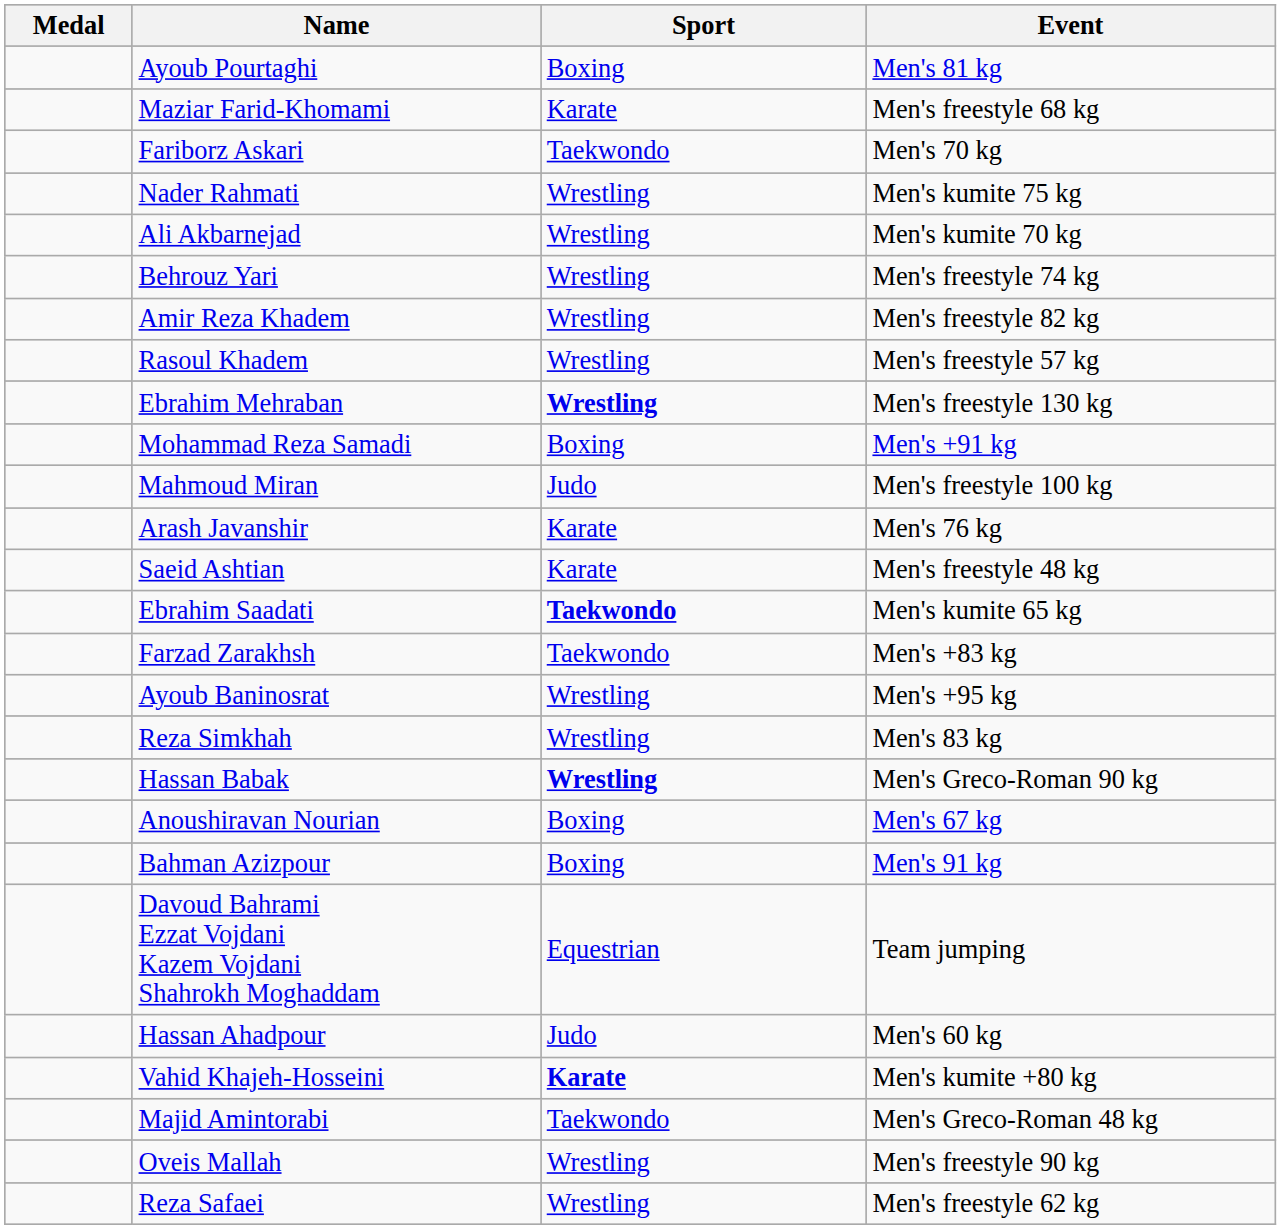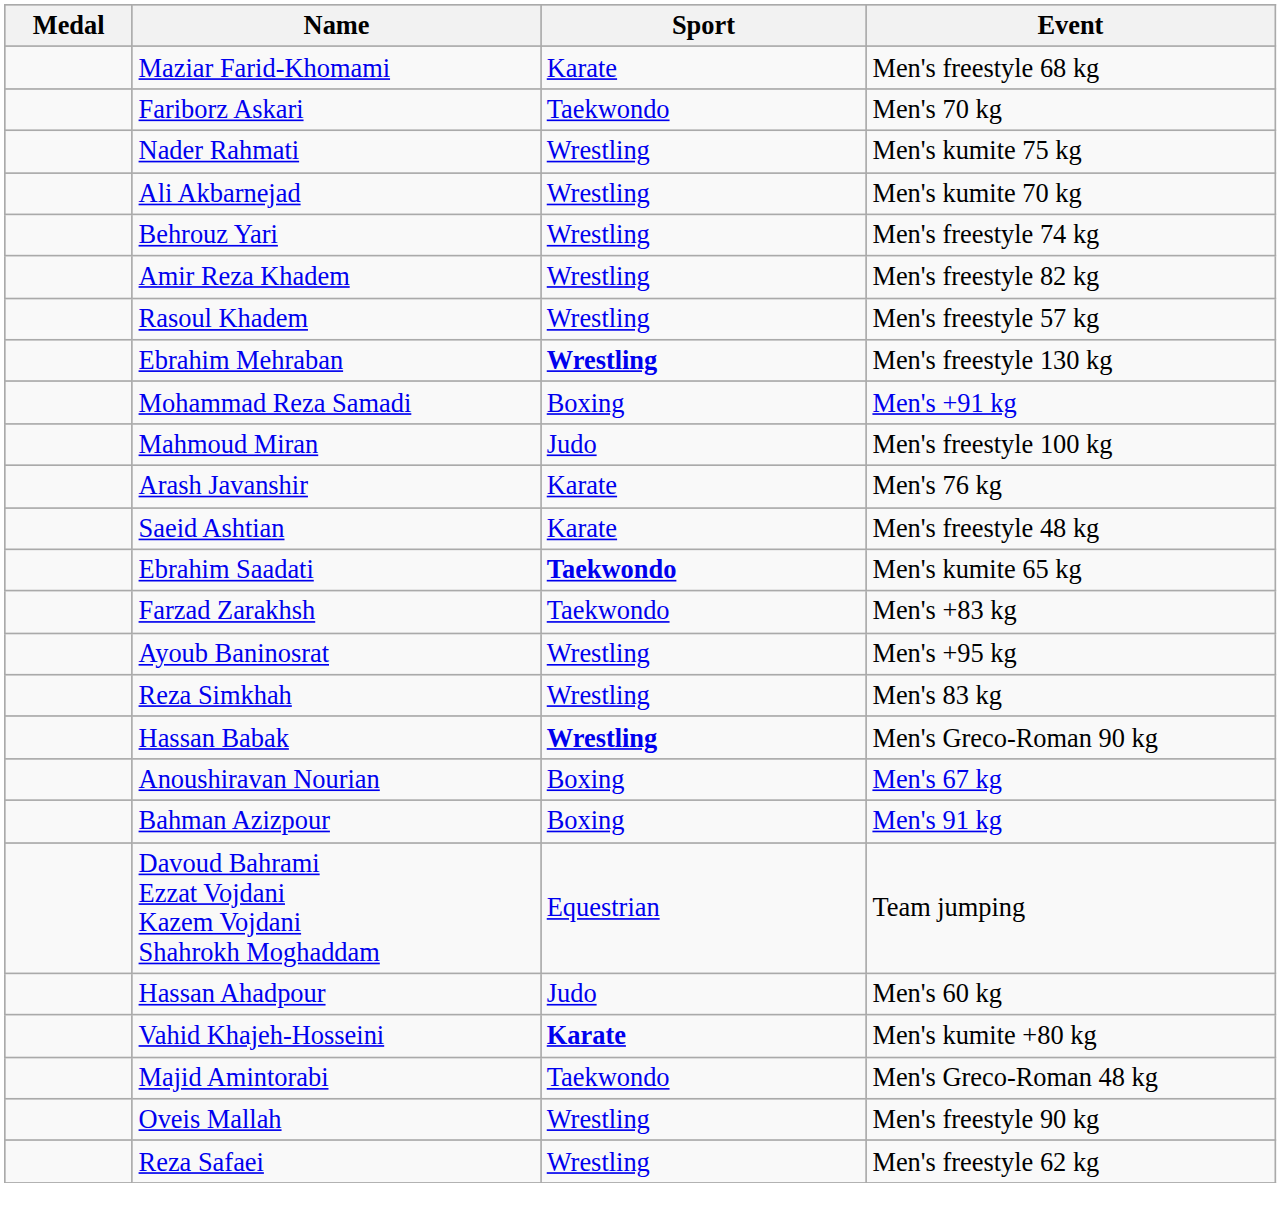- row: (228, 67)
